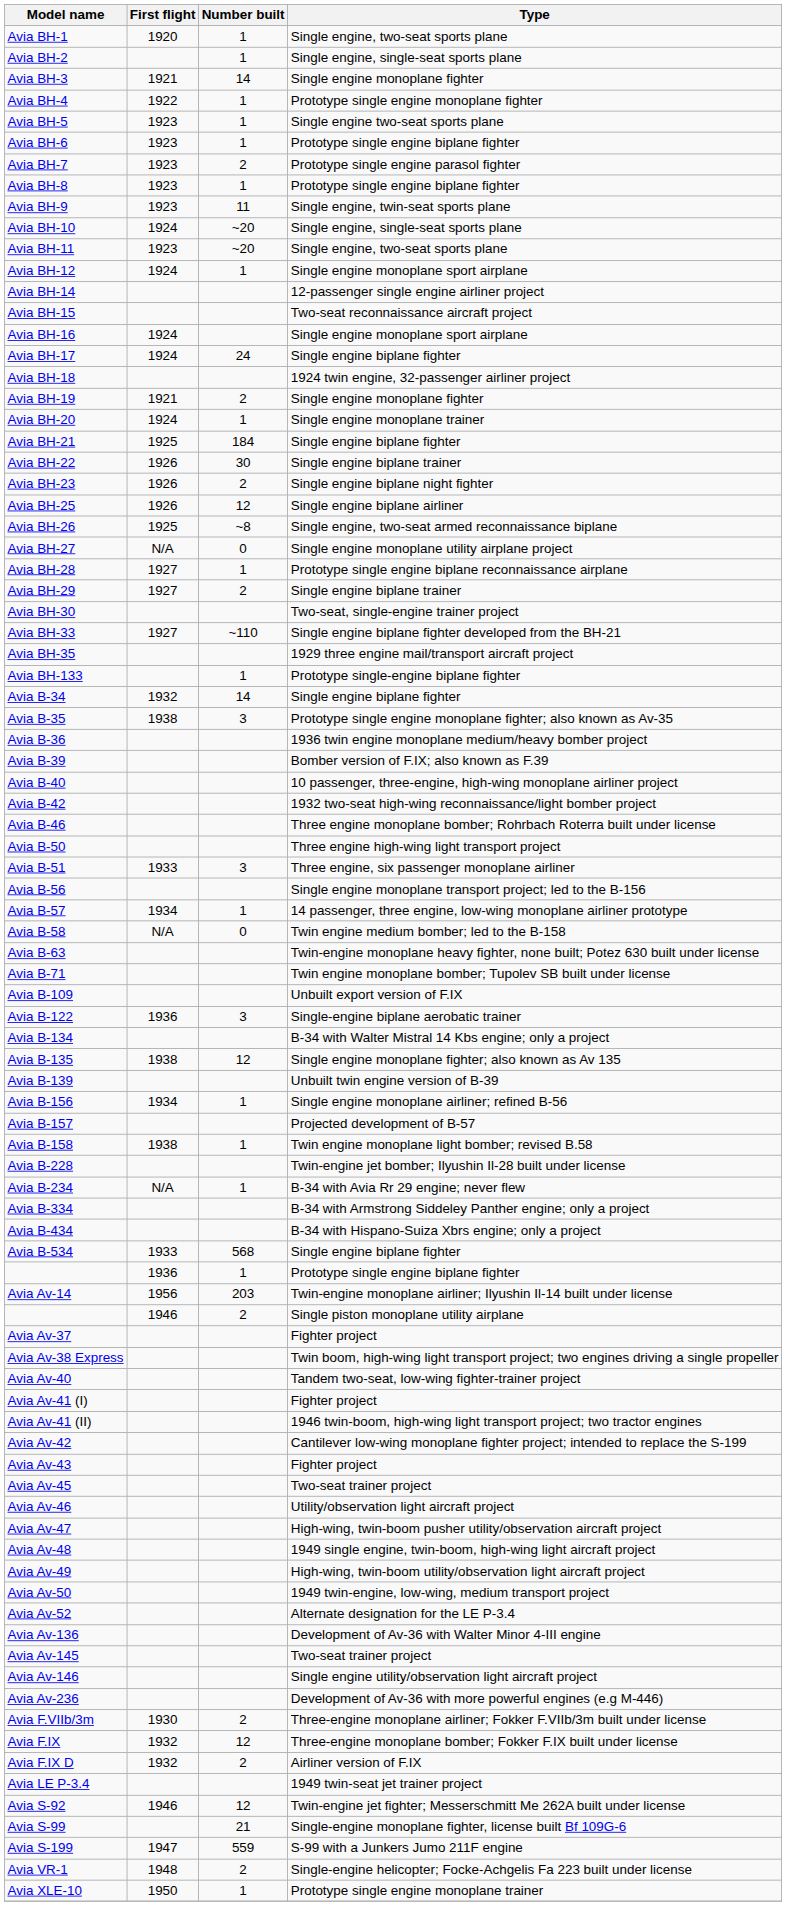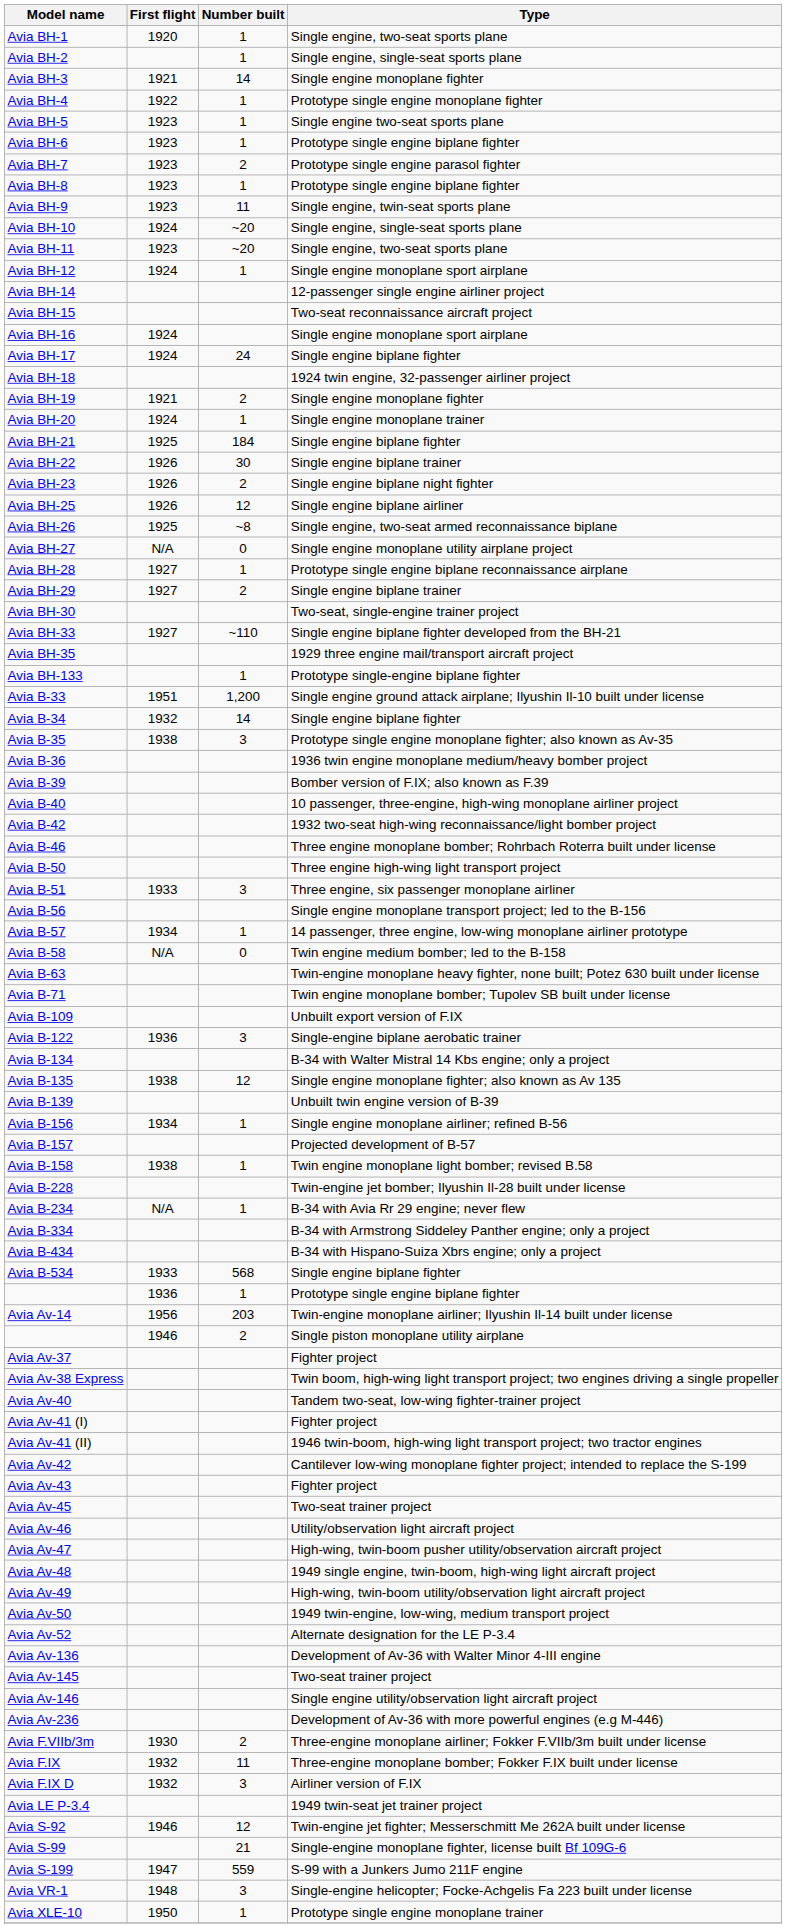+ row: (37, 697)
(243, 1741) 12 -> (243, 1762) 11
(243, 1762) 2 -> (243, 1784) 3
(243, 1869) 2 -> (243, 1890) 3
